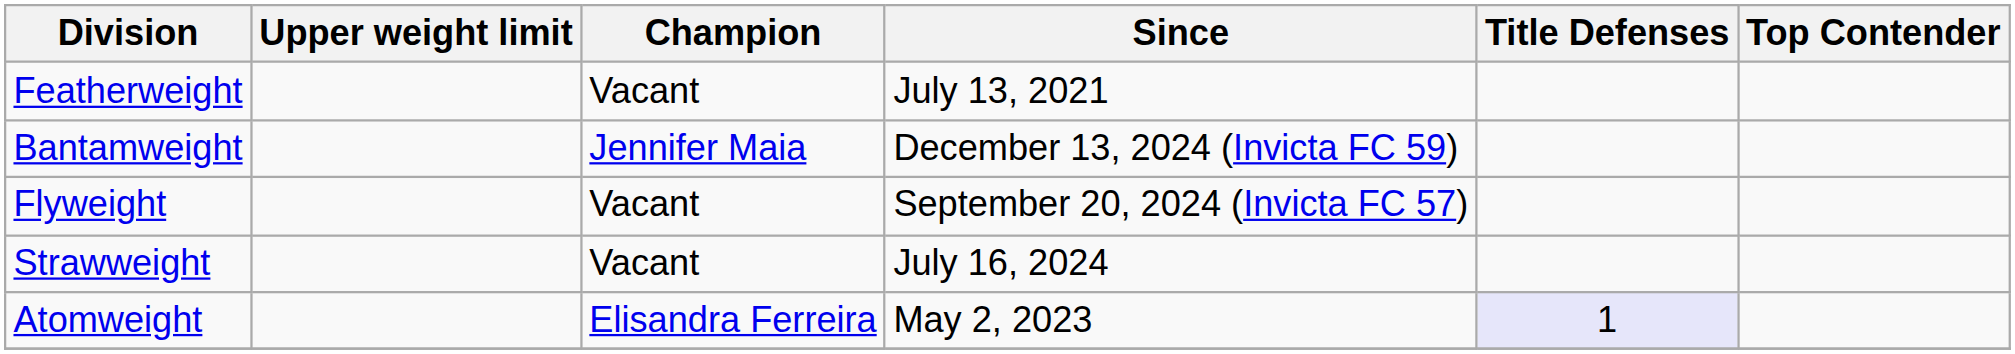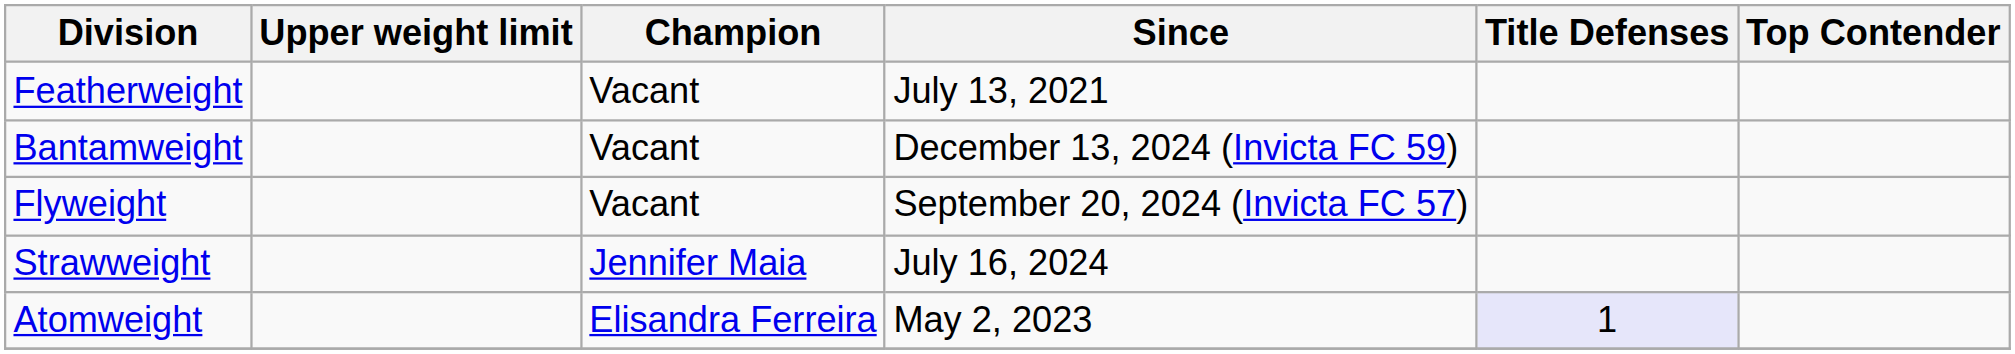(698, 147) Jennifer Maia -> (644, 147) Vacant
(644, 262) Vacant -> (698, 262) Jennifer Maia
